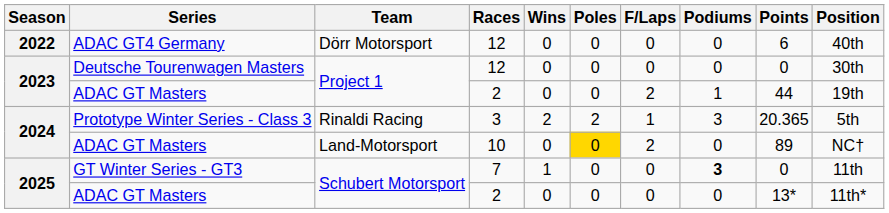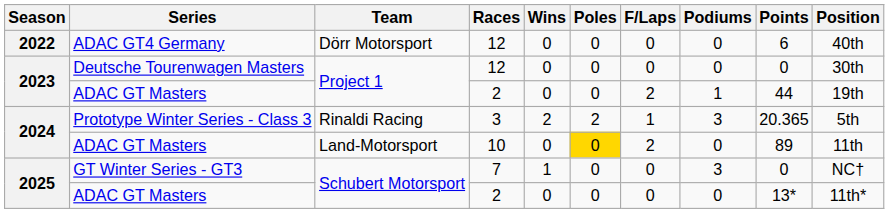(848, 145) NC† -> (848, 145) 11th
(718, 171) bold -> (718, 171) normal
(848, 171) 11th -> (848, 171) NC†
